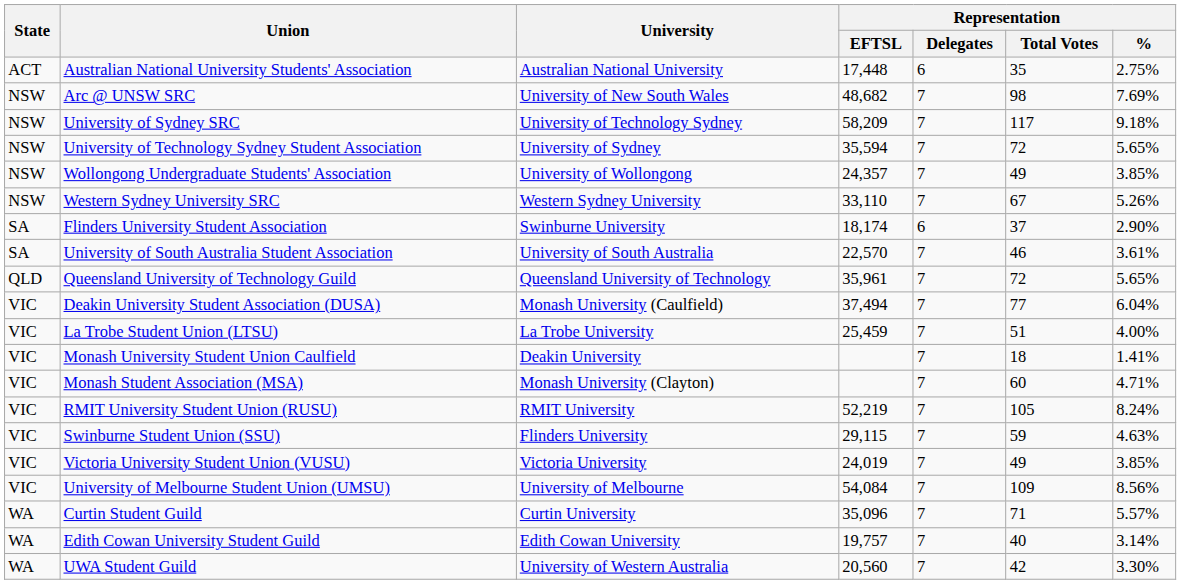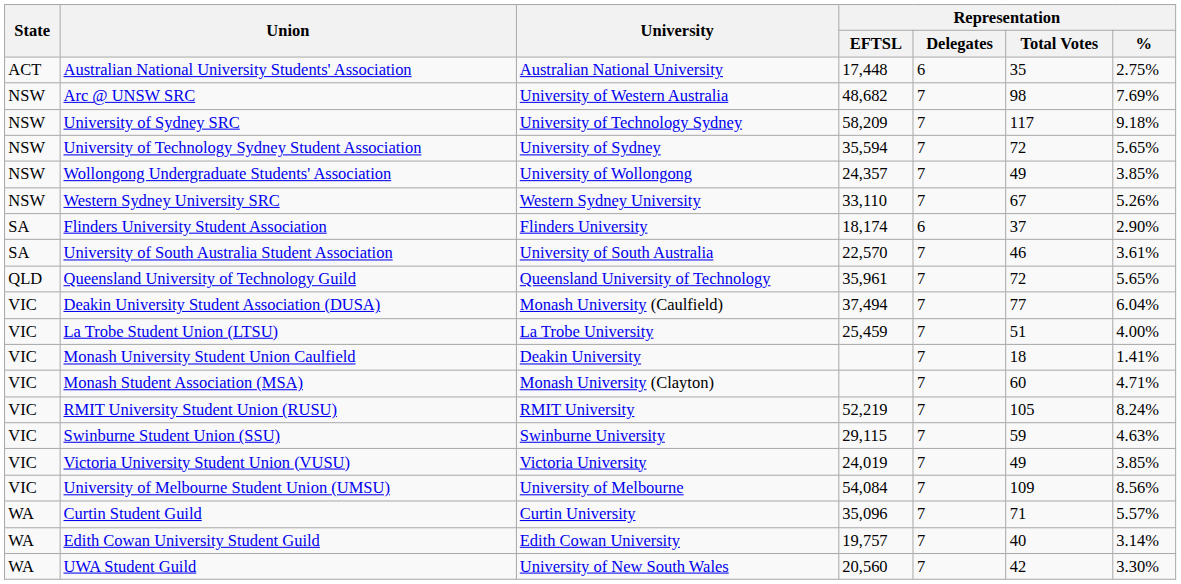(624, 95) University of New South Wales -> (624, 95) University of Western Australia
(592, 226) Swinburne University -> (584, 226) Flinders University
(584, 435) Flinders University -> (592, 435) Swinburne University
(624, 566) University of Western Australia -> (624, 566) University of New South Wales
